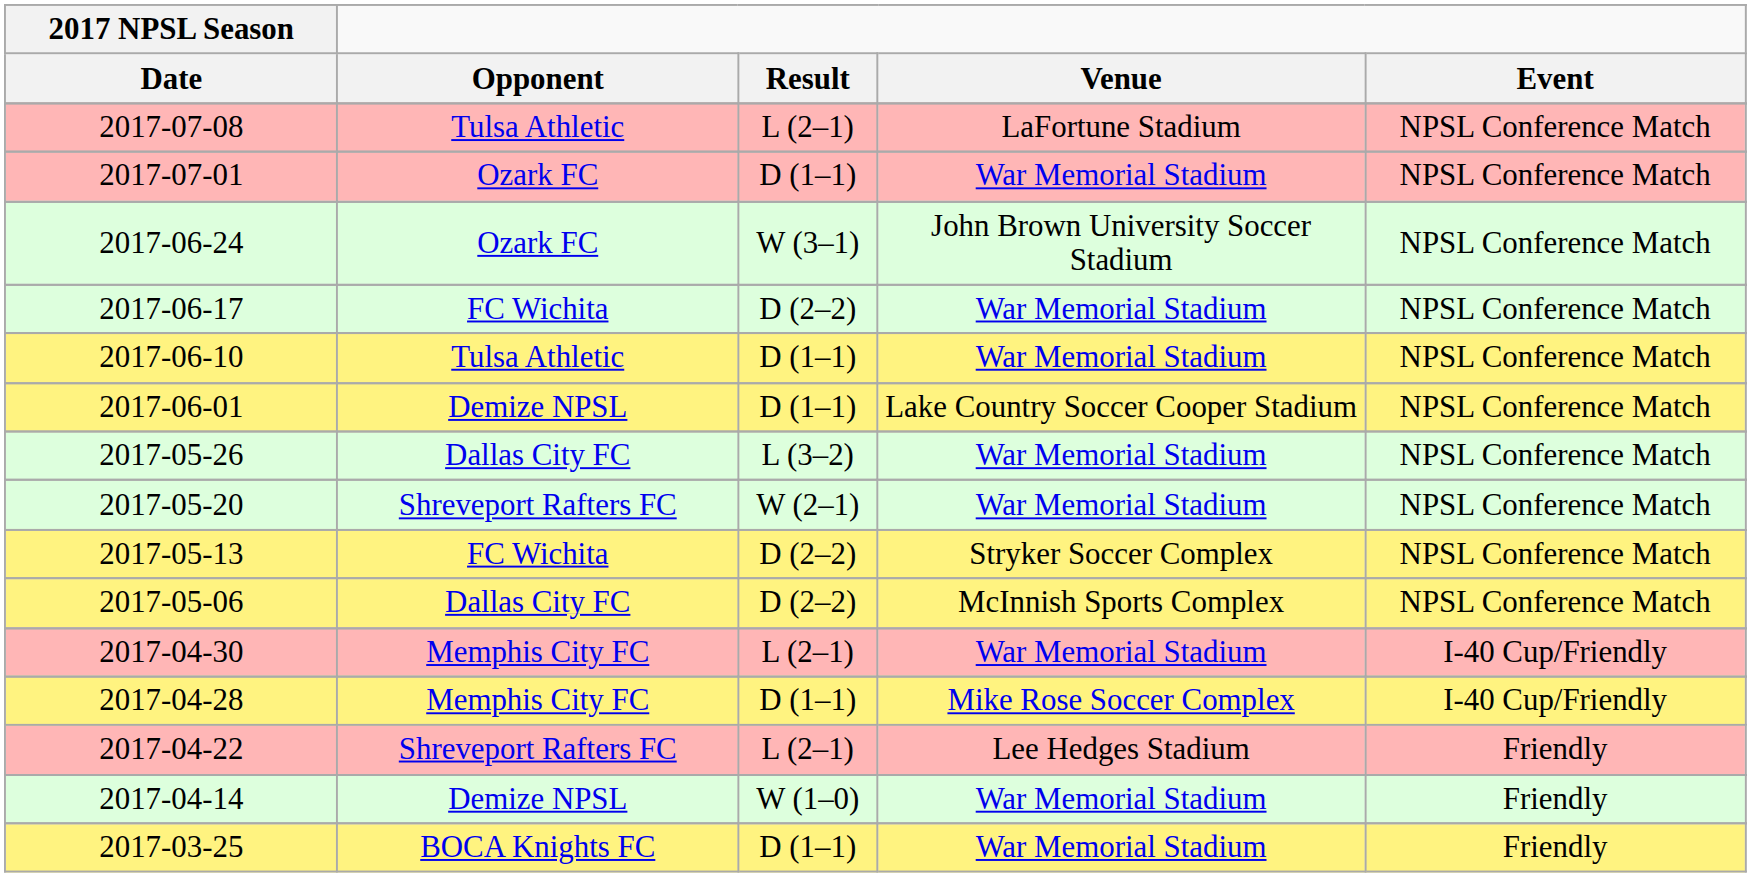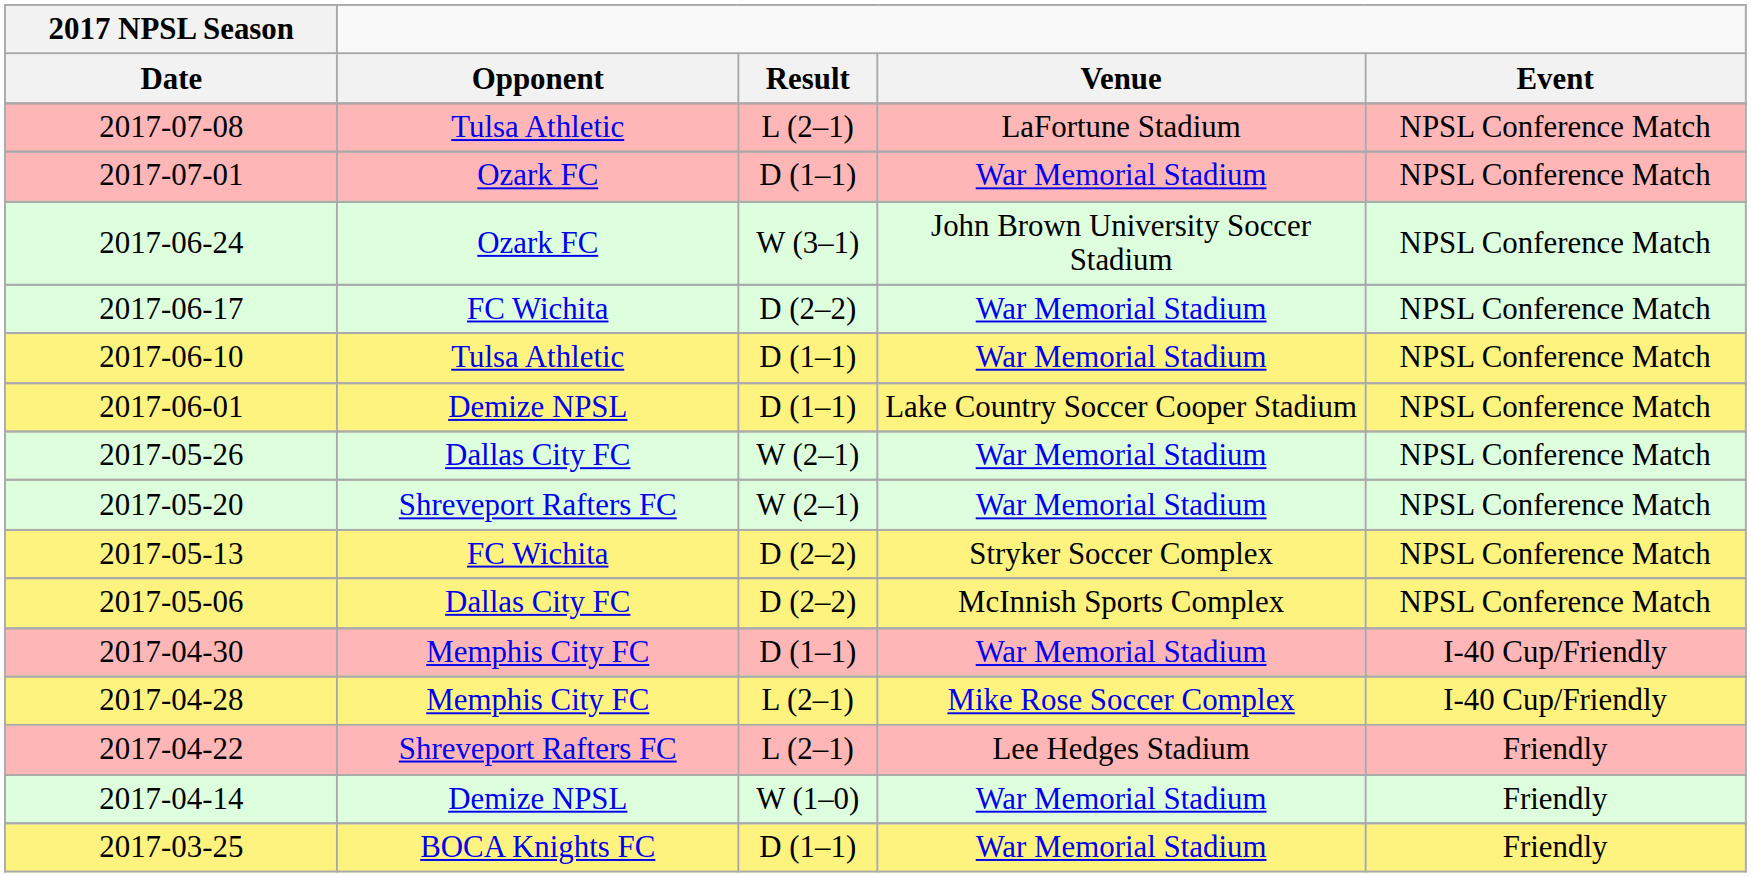(808, 455) L (3–2) -> (808, 455) W (2–1)
(808, 651) L (2–1) -> (808, 651) D (1–1)
(808, 700) D (1–1) -> (808, 700) L (2–1)
